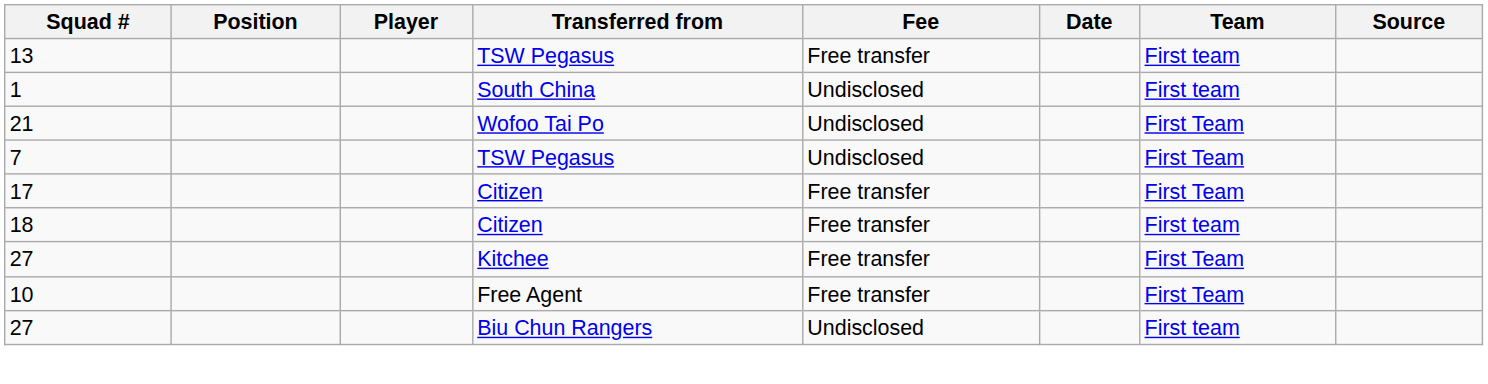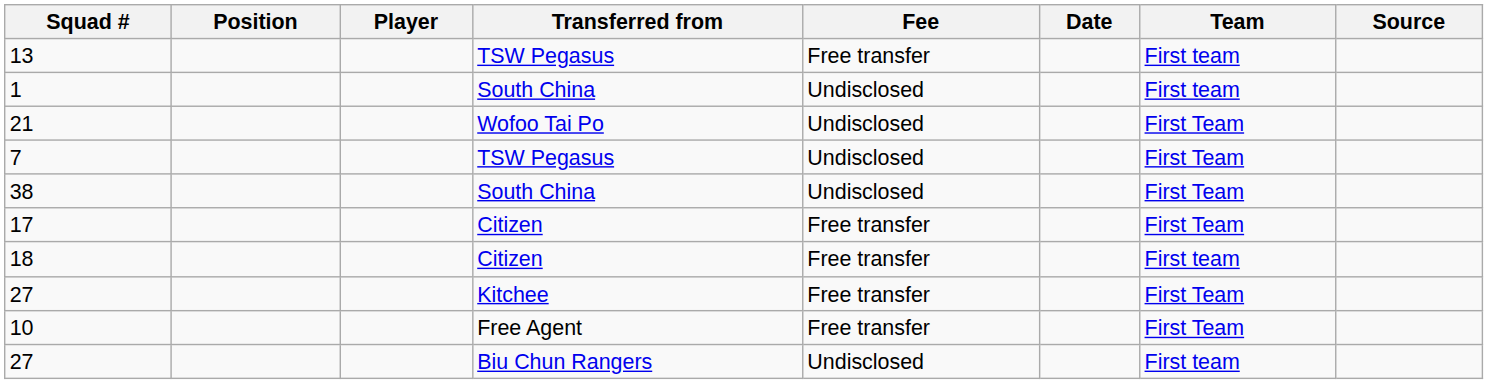+ row: (22, 191)
